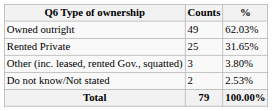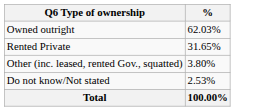- column: (204, 13)
